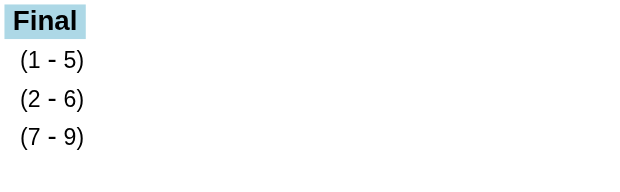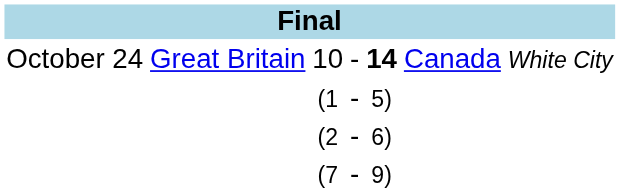+ row: (328, 59)
